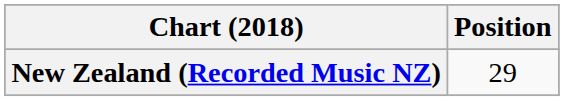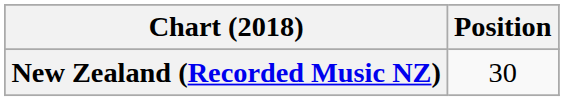(503, 71) 29 -> (503, 71) 30
